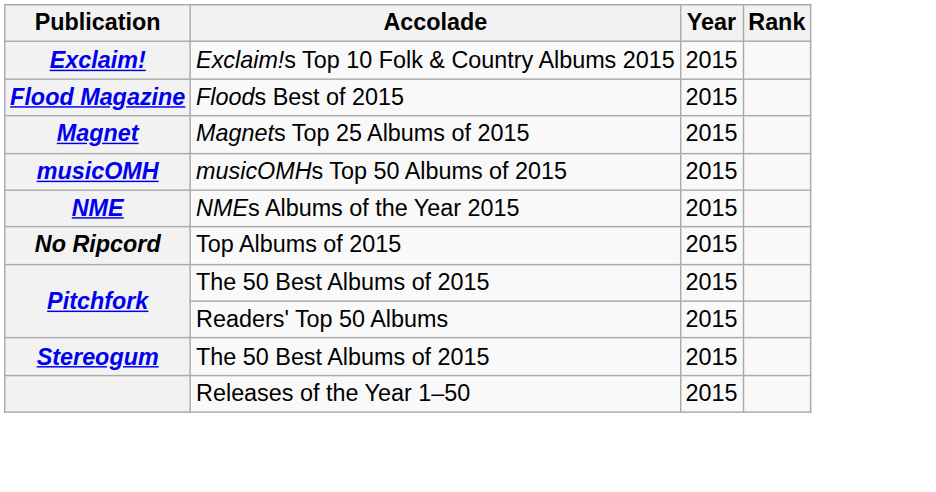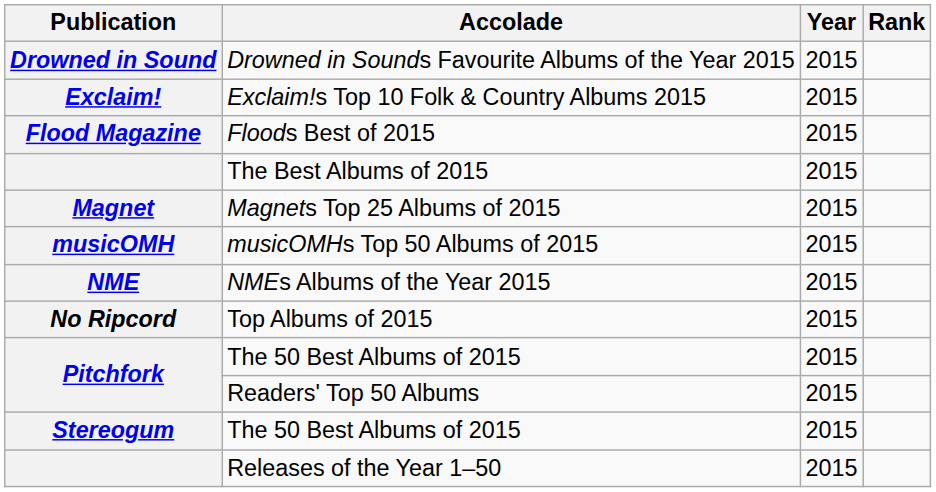+ row: (113, 60)
+ row: (113, 171)
